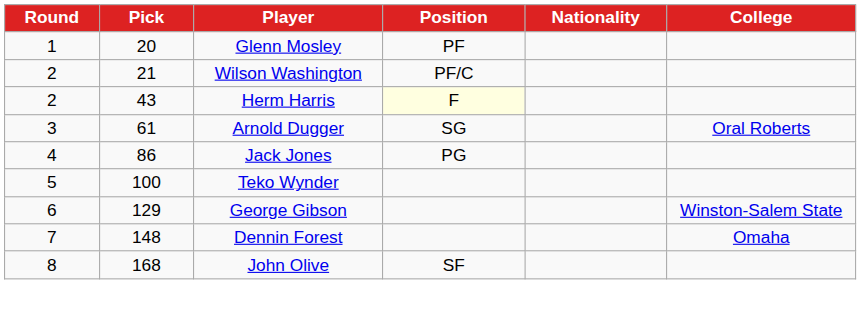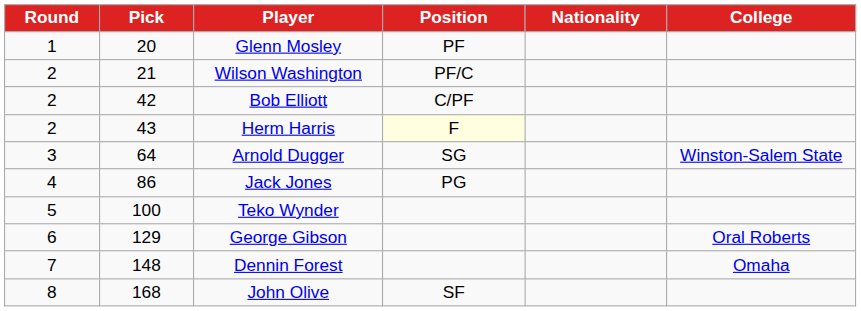+ row: (288, 100)
(146, 127) 61 -> (146, 155) 64
(761, 127) Oral Roberts -> (761, 155) Winston-Salem State
(761, 210) Winston-Salem State -> (761, 237) Oral Roberts
